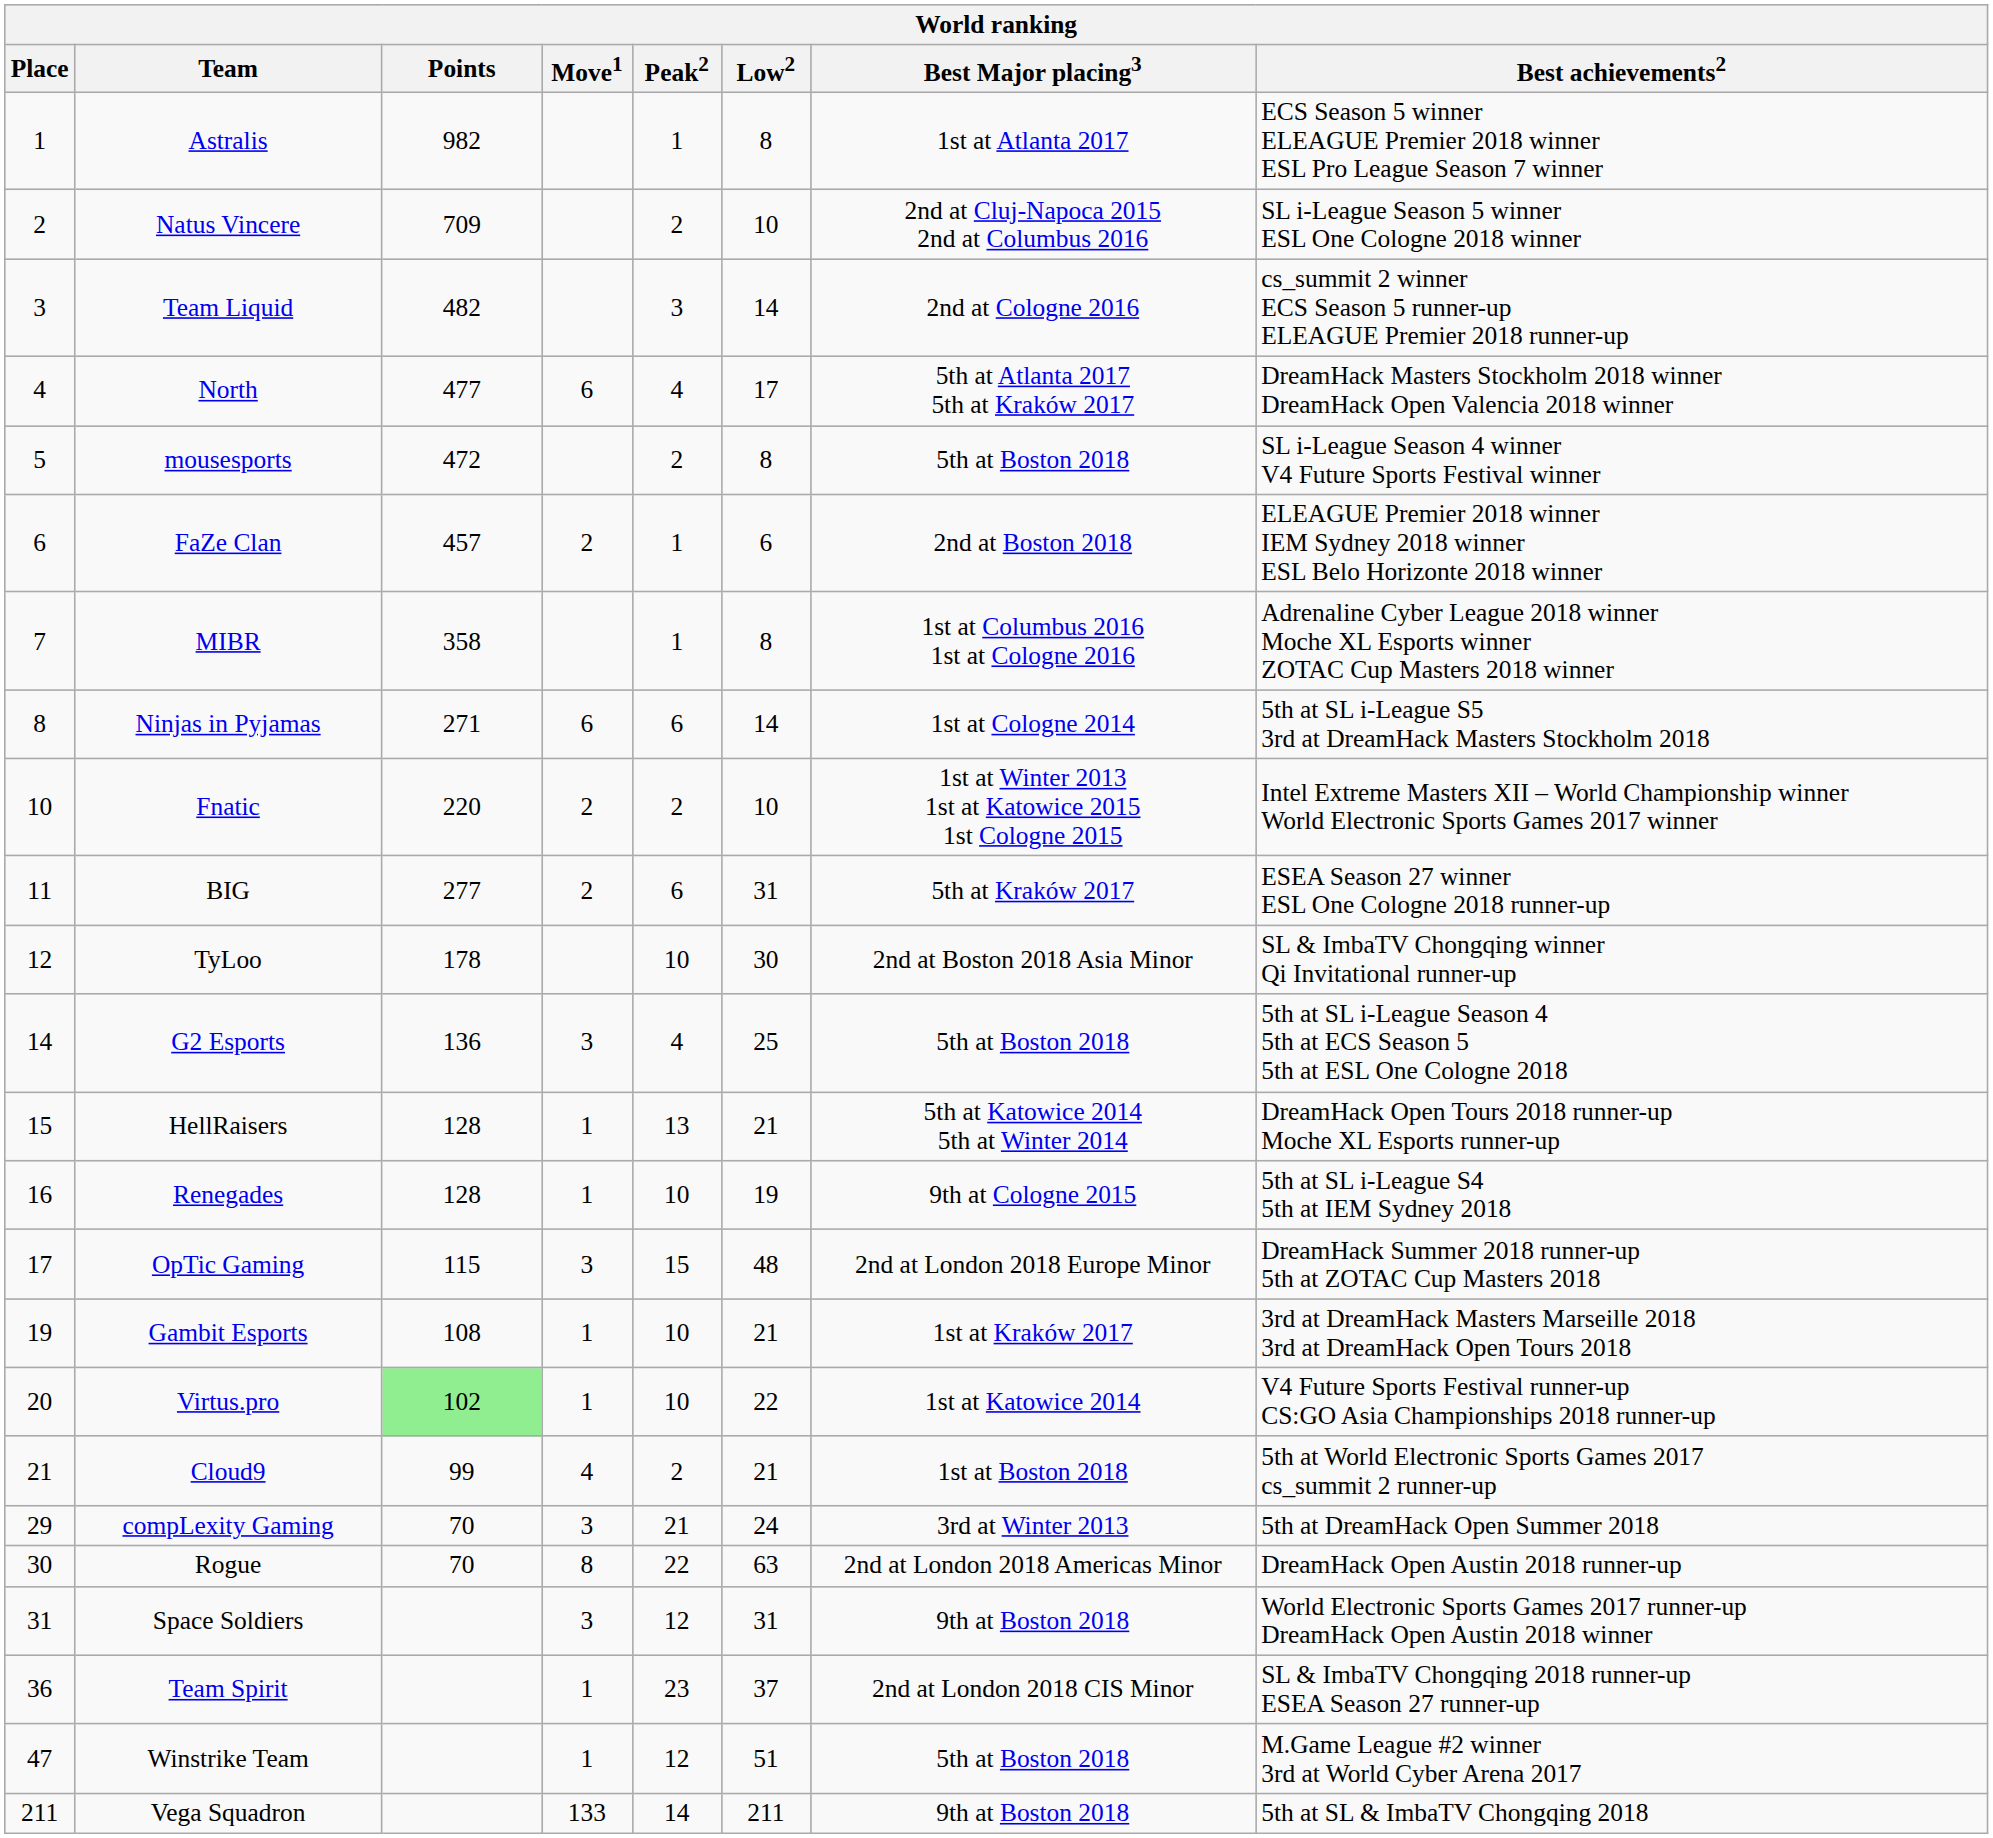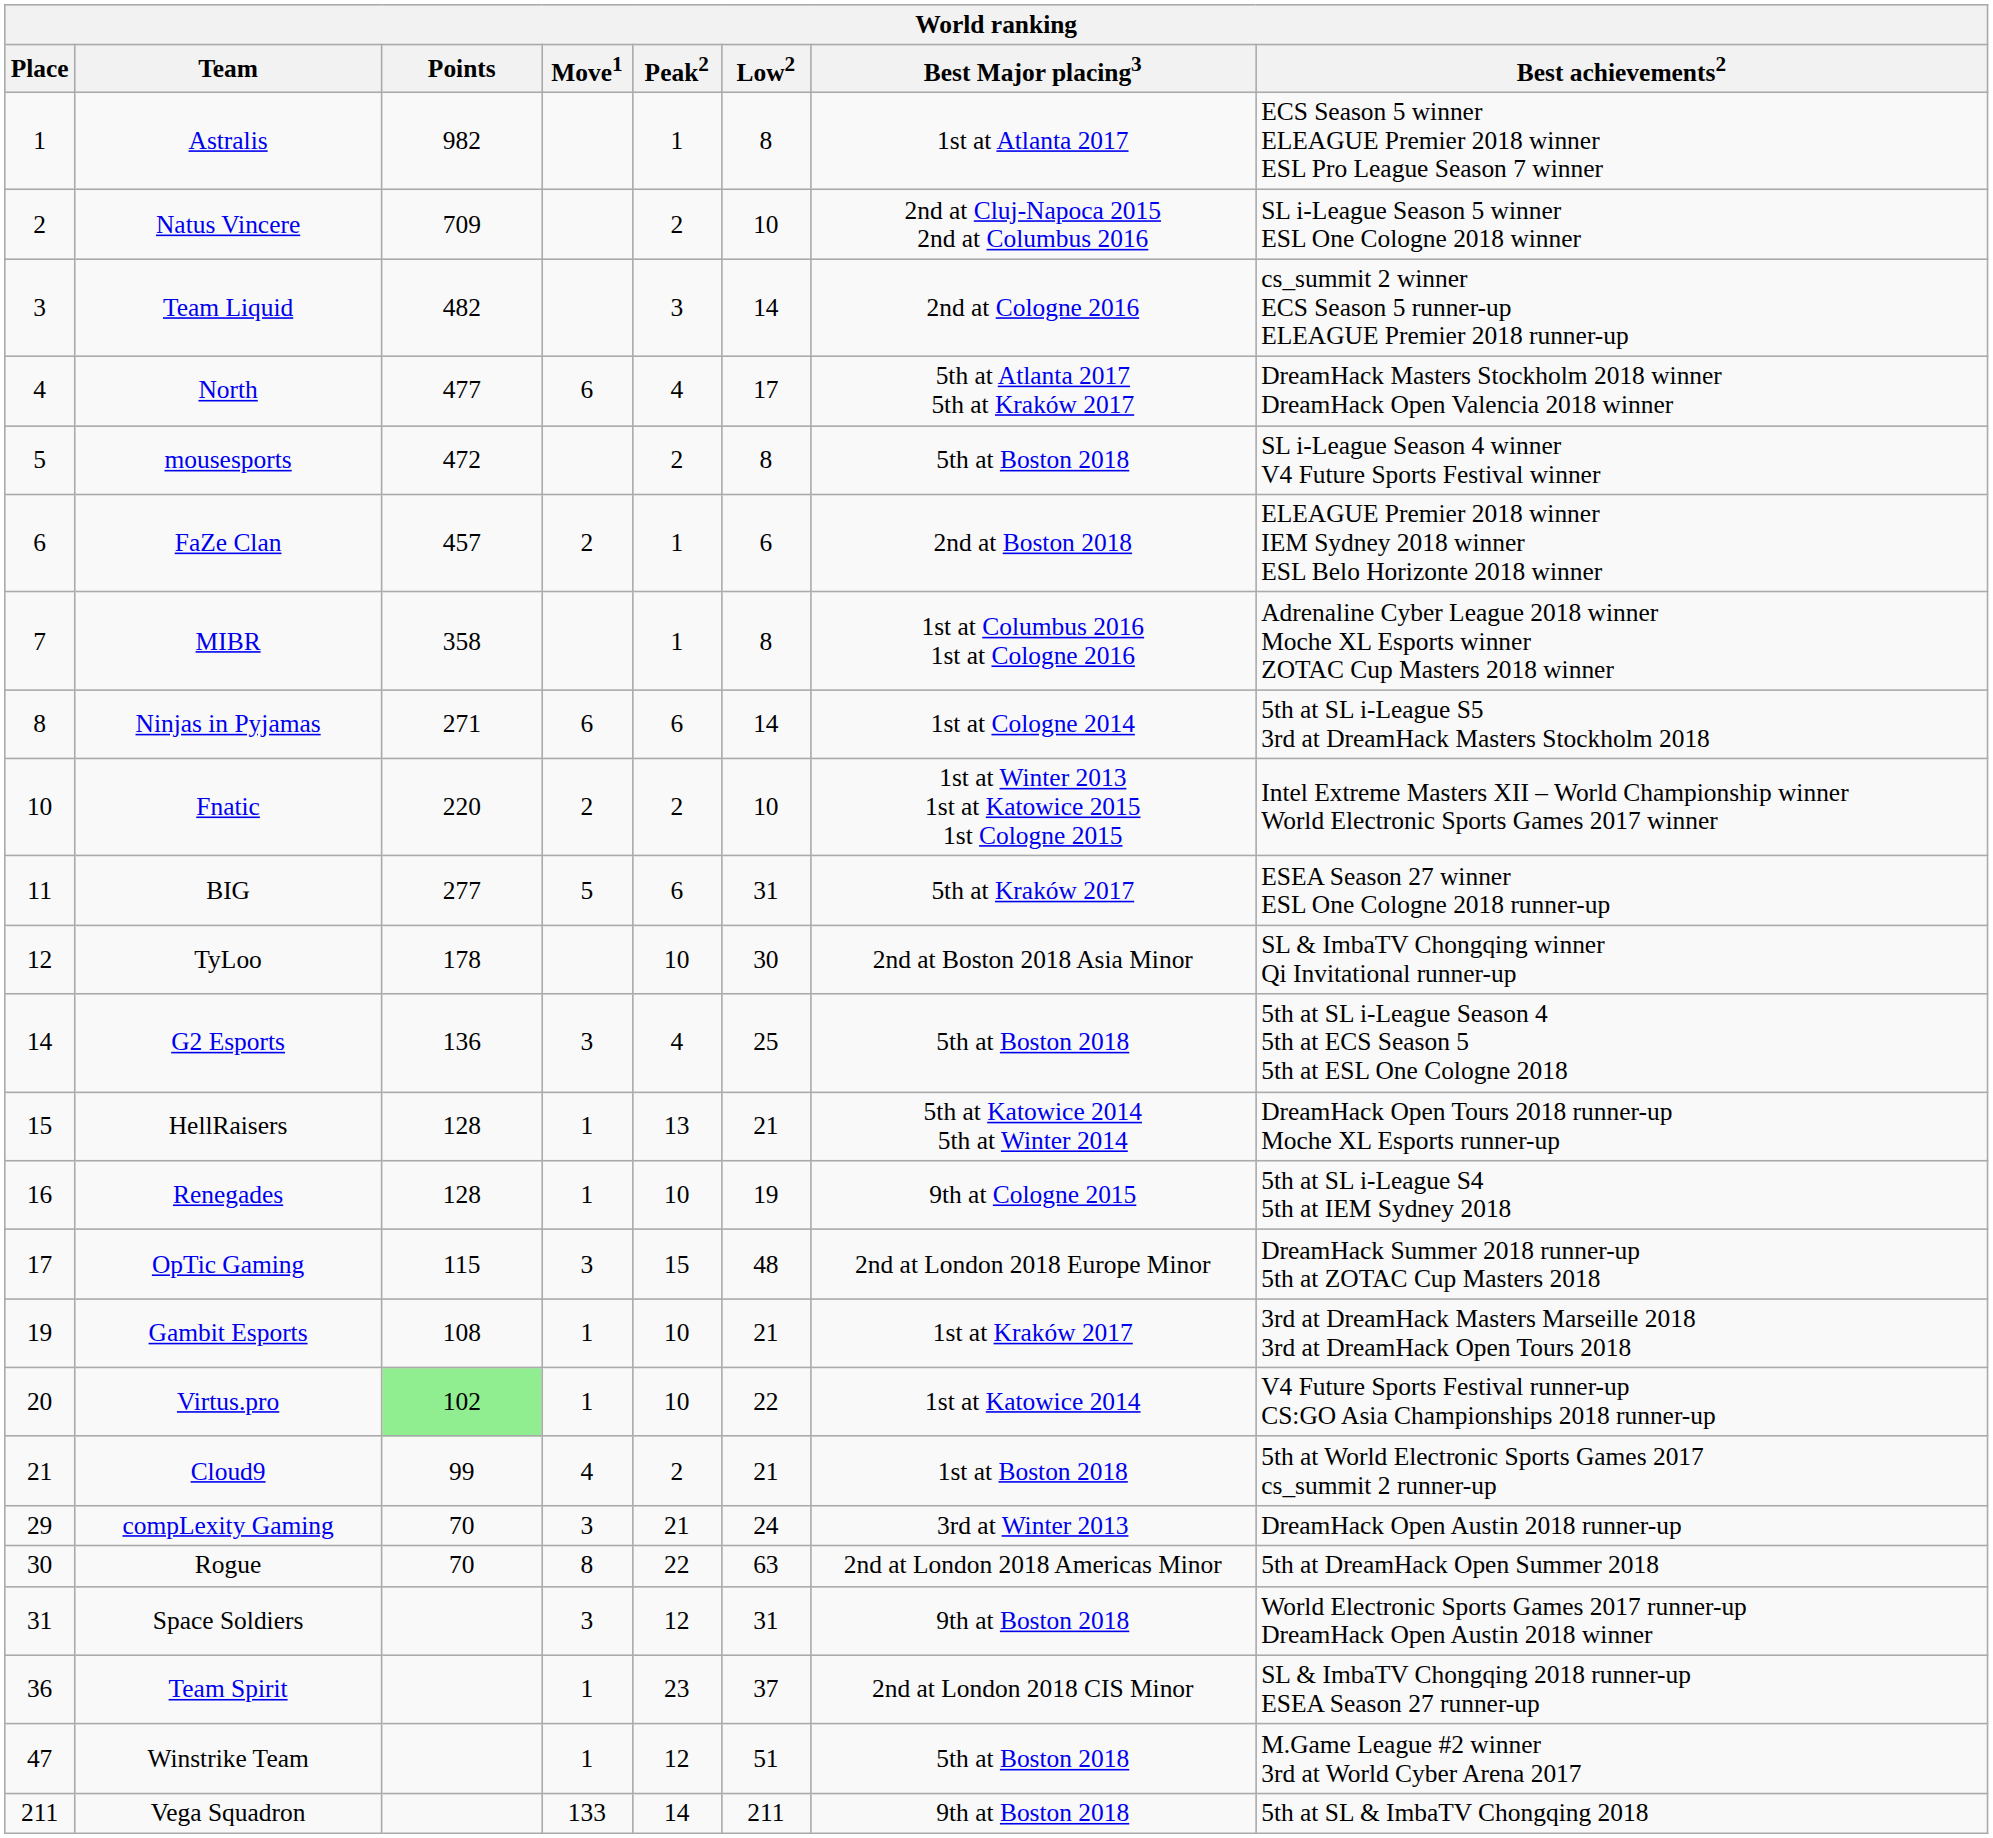(587, 890) 2 -> (587, 890) 5
(1460, 1525) 5th at DreamHack Open Summer 2018 -> (1471, 1525) DreamHack Open Austin 2018 runner-up
(1471, 1565) DreamHack Open Austin 2018 runner-up -> (1460, 1565) 5th at DreamHack Open Summer 2018
